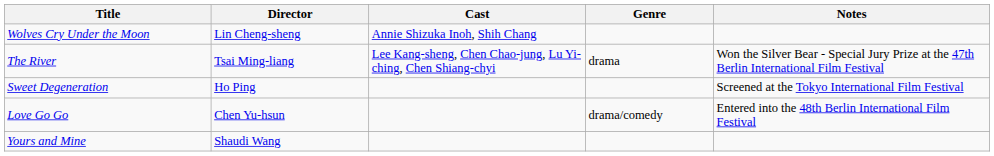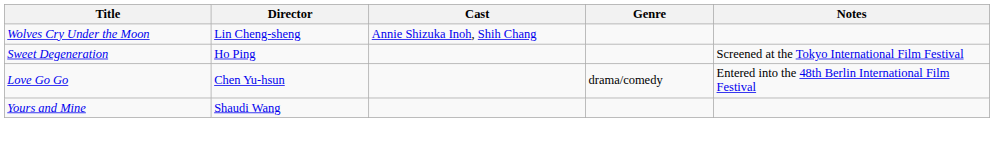- row: (32, 61)
